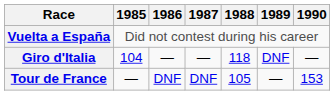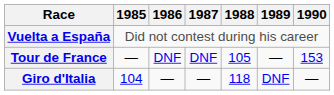rows swapped: (59, 57) <-> (59, 79)
